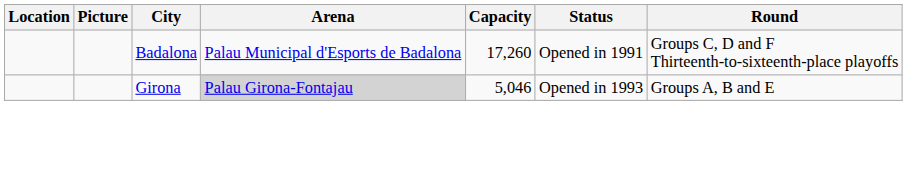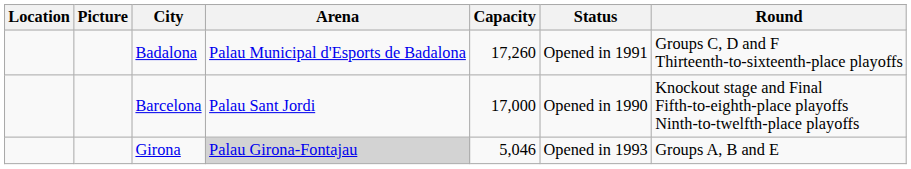+ row: (169, 105)
